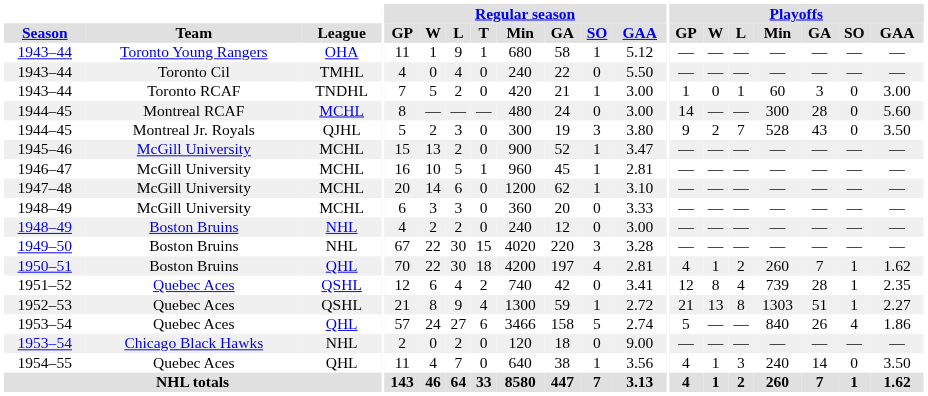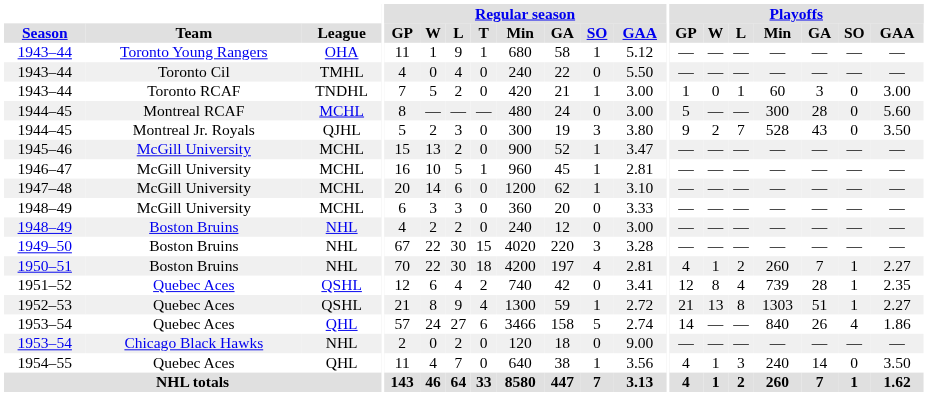(686, 110) 14 -> (686, 110) 5
(342, 265) QHL -> (342, 265) NHL
(897, 265) 1.62 -> (897, 265) 2.27
(686, 324) 5 -> (686, 324) 14
